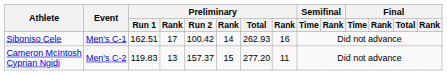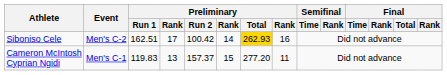(106, 39) Men's C-1 -> (106, 39) Men's C-2
(257, 39) no background -> (257, 39) gold background
(106, 58) Men's C-2 -> (106, 58) Men's C-1
